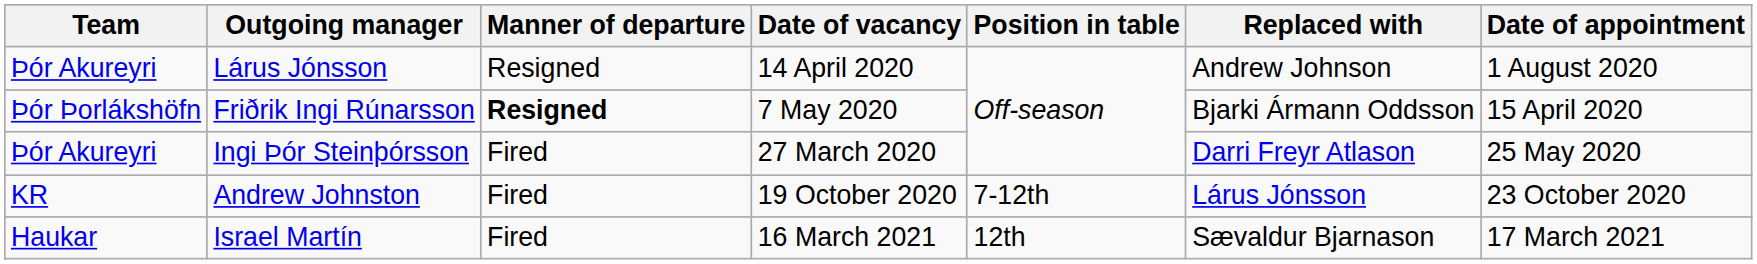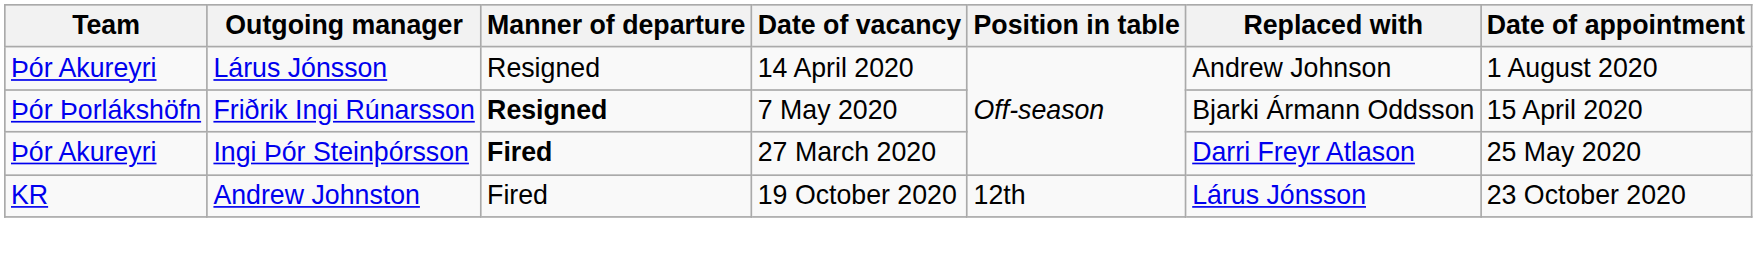(518, 152) normal -> (520, 152) bold
(1011, 195) 7-12th -> (1000, 195) 12th
- row: (288, 237)
